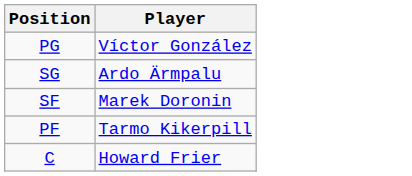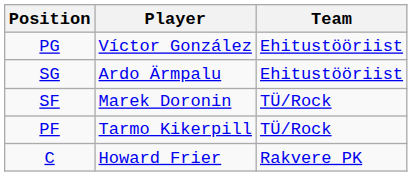+ column: (332, 19)
